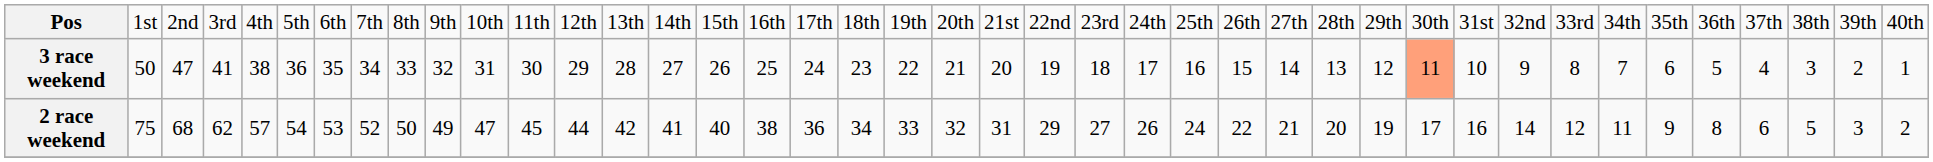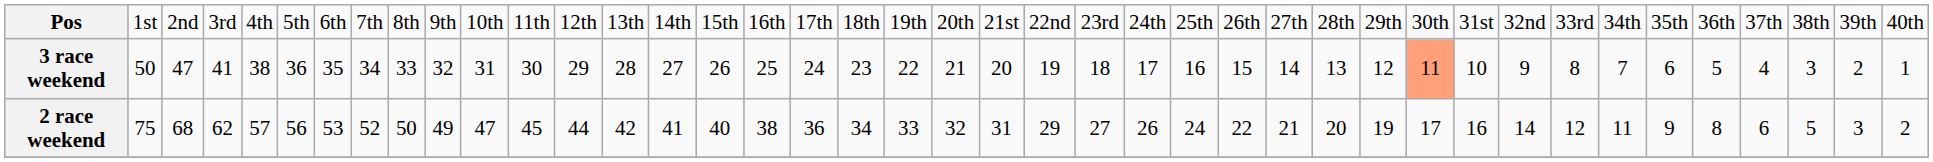(296, 127) 54 -> (296, 127) 56
